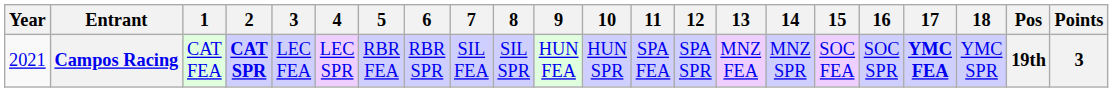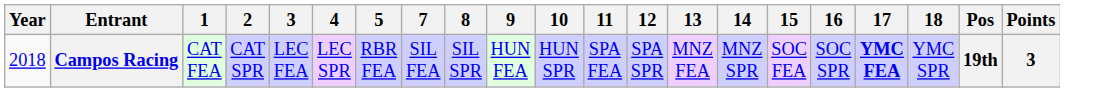- column: (427, 19)
(27, 60) 2021 -> (27, 60) 2018
(249, 60) bold -> (248, 60) normal
